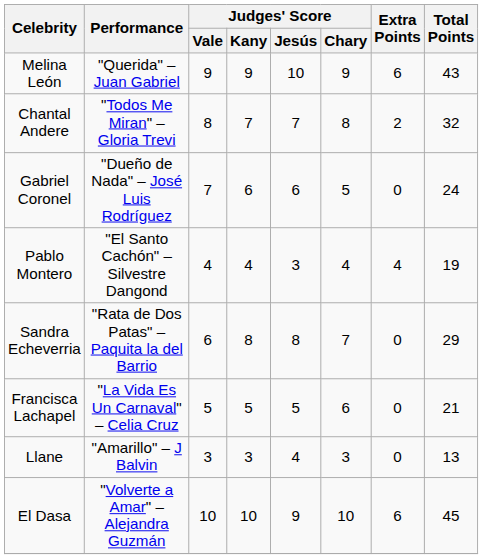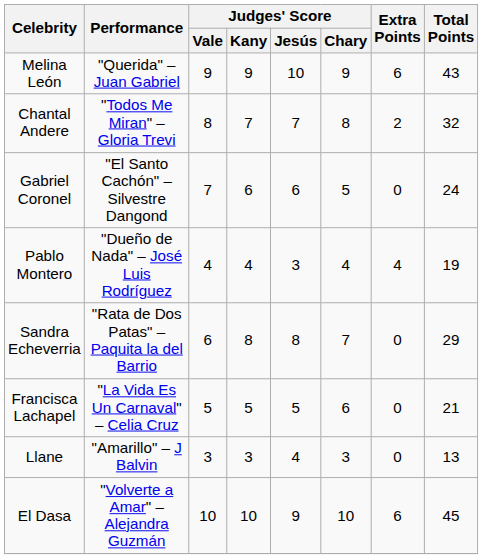(137, 189) "Dueño de Nada" – José Luis Rodríguez -> (137, 189) "El Santo Cachón" – Silvestre Dangond
(137, 265) "El Santo Cachón" – Silvestre Dangond -> (137, 265) "Dueño de Nada" – José Luis Rodríguez
